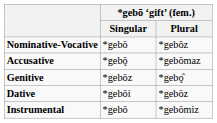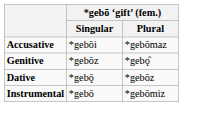- row: (52, 45)
(115, 61) *gebǭ -> (83, 45) *gebōi
(117, 93) *gebōi -> (81, 77) *gebǭ
